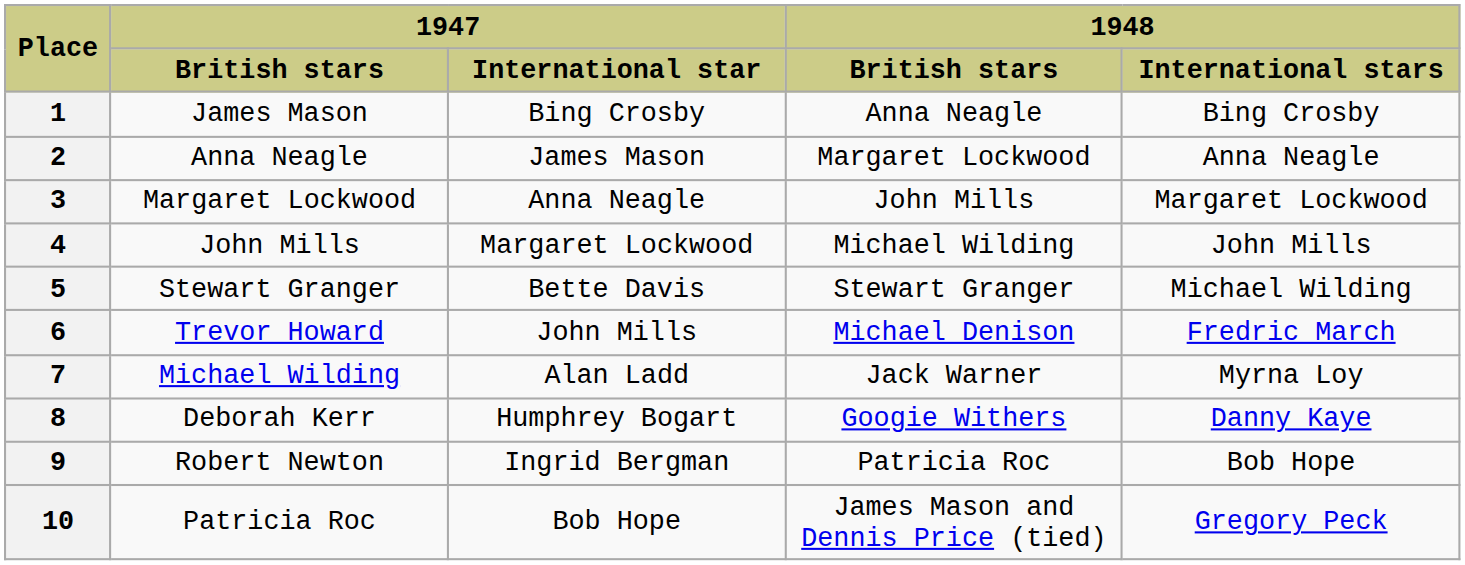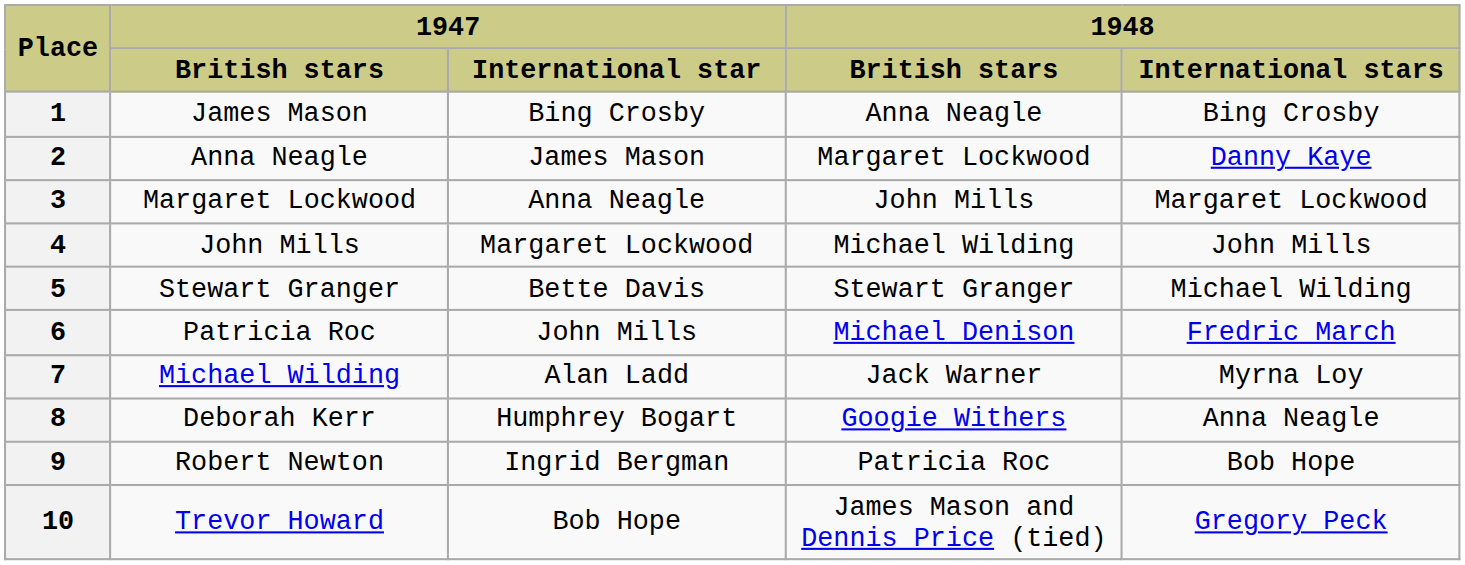(1291, 158) Anna Neagle -> (1291, 158) Danny Kaye
(280, 332) Trevor Howard -> (280, 332) Patricia Roc
(1291, 420) Danny Kaye -> (1291, 420) Anna Neagle
(280, 522) Patricia Roc -> (280, 522) Trevor Howard
